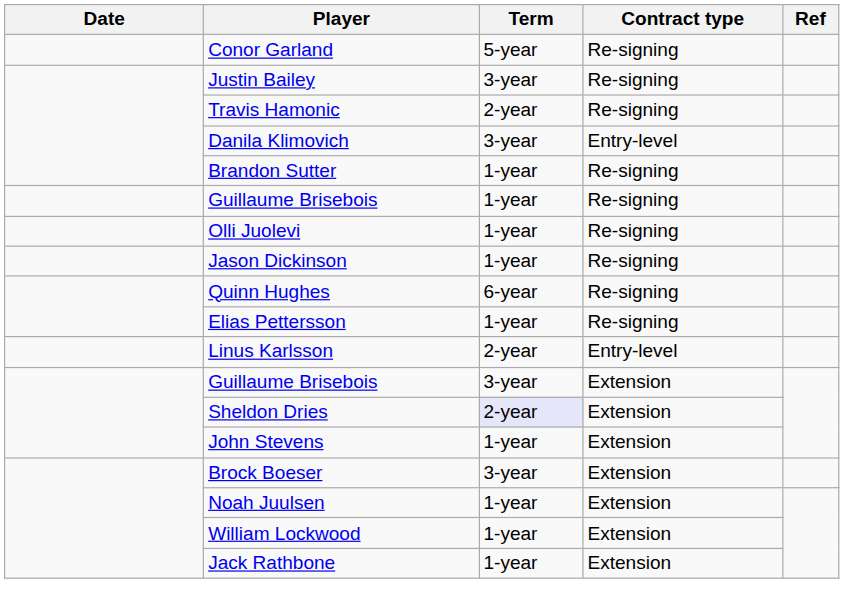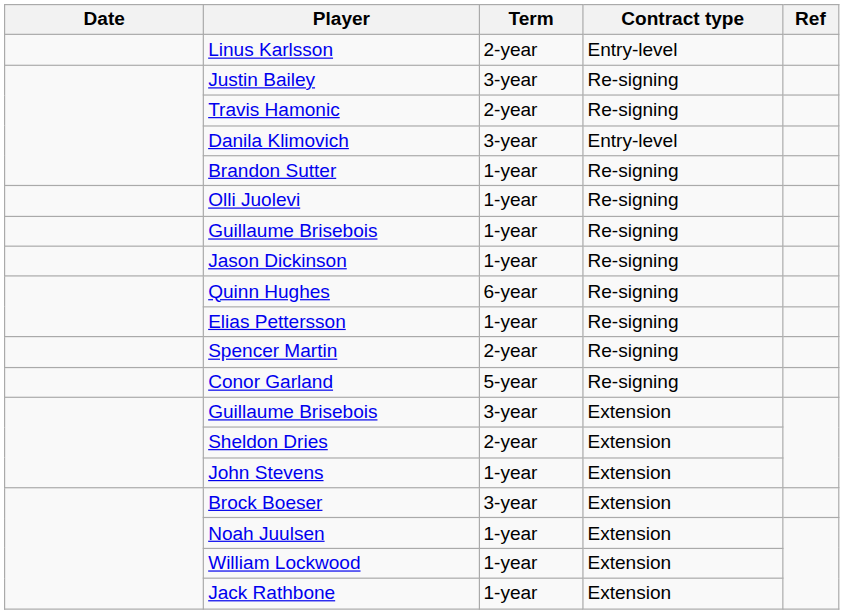rows swapped: (271, 49) <-> (271, 351)
rows swapped: (254, 230) <-> (293, 200)
+ row: (273, 351)
(510, 412) lavender background -> (510, 442) no background
